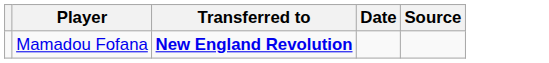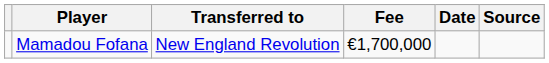+ column: (389, 17)
(254, 44) bold -> (248, 44) normal
